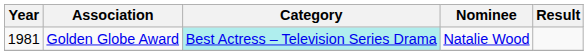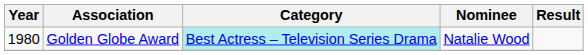(24, 38) 1981 -> (24, 38) 1980
